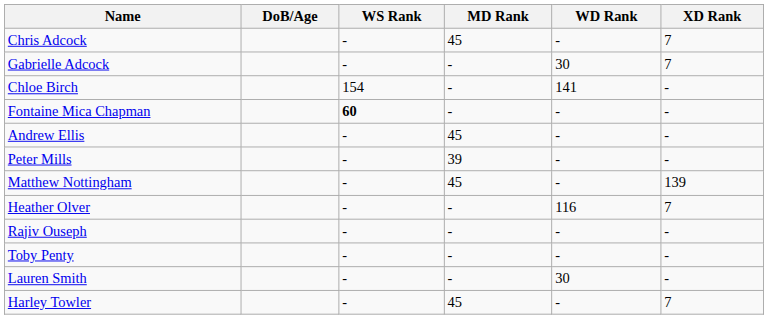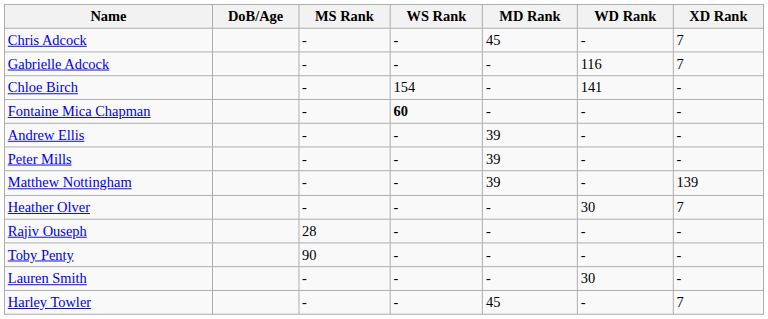+ column: (344, 16)
(562, 64) 30 -> (591, 64) 116
(455, 135) 45 -> (493, 135) 39
(455, 183) 45 -> (493, 183) 39
(566, 207) 116 -> (588, 207) 30
